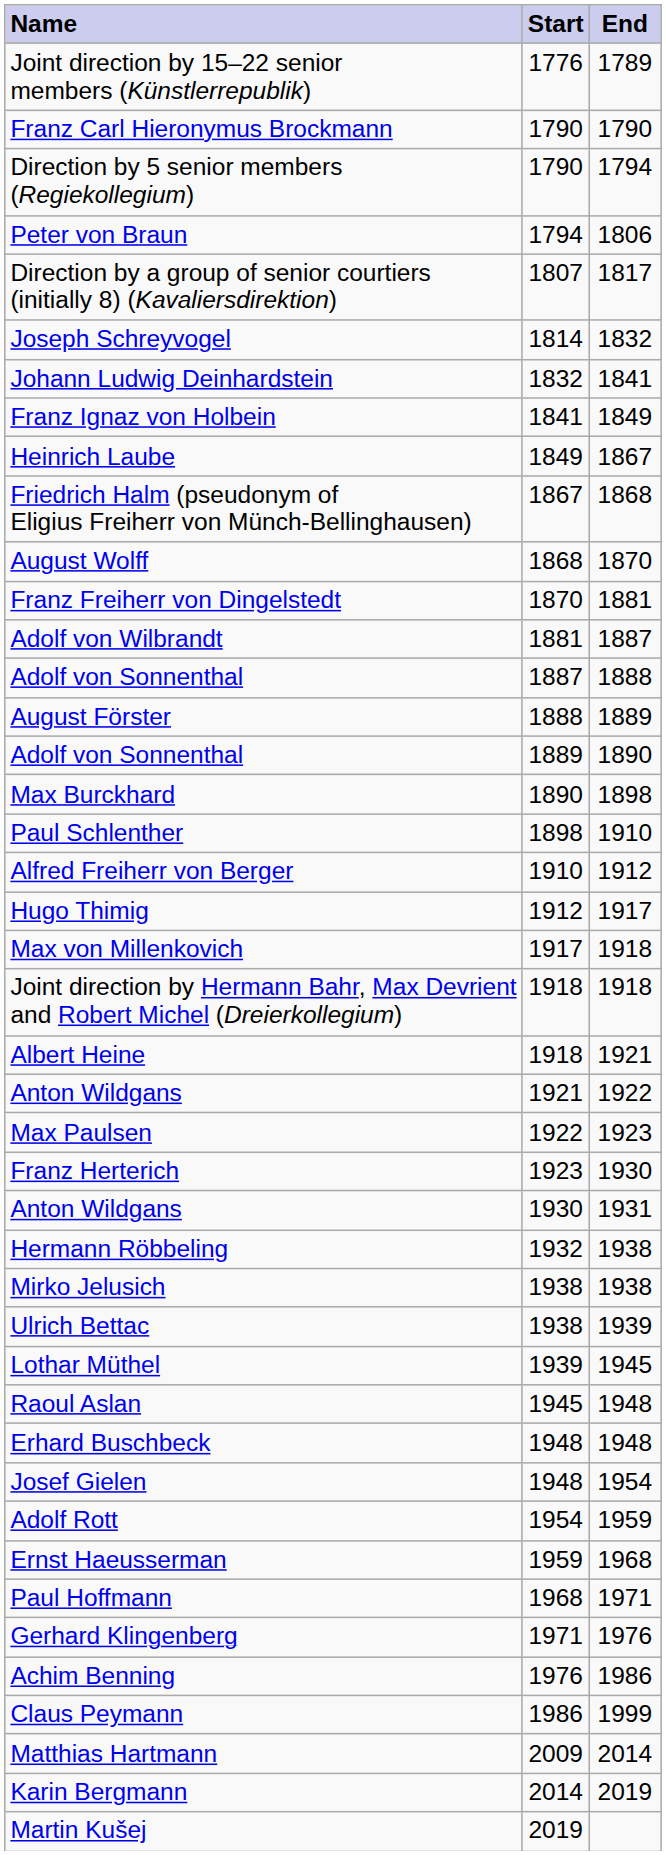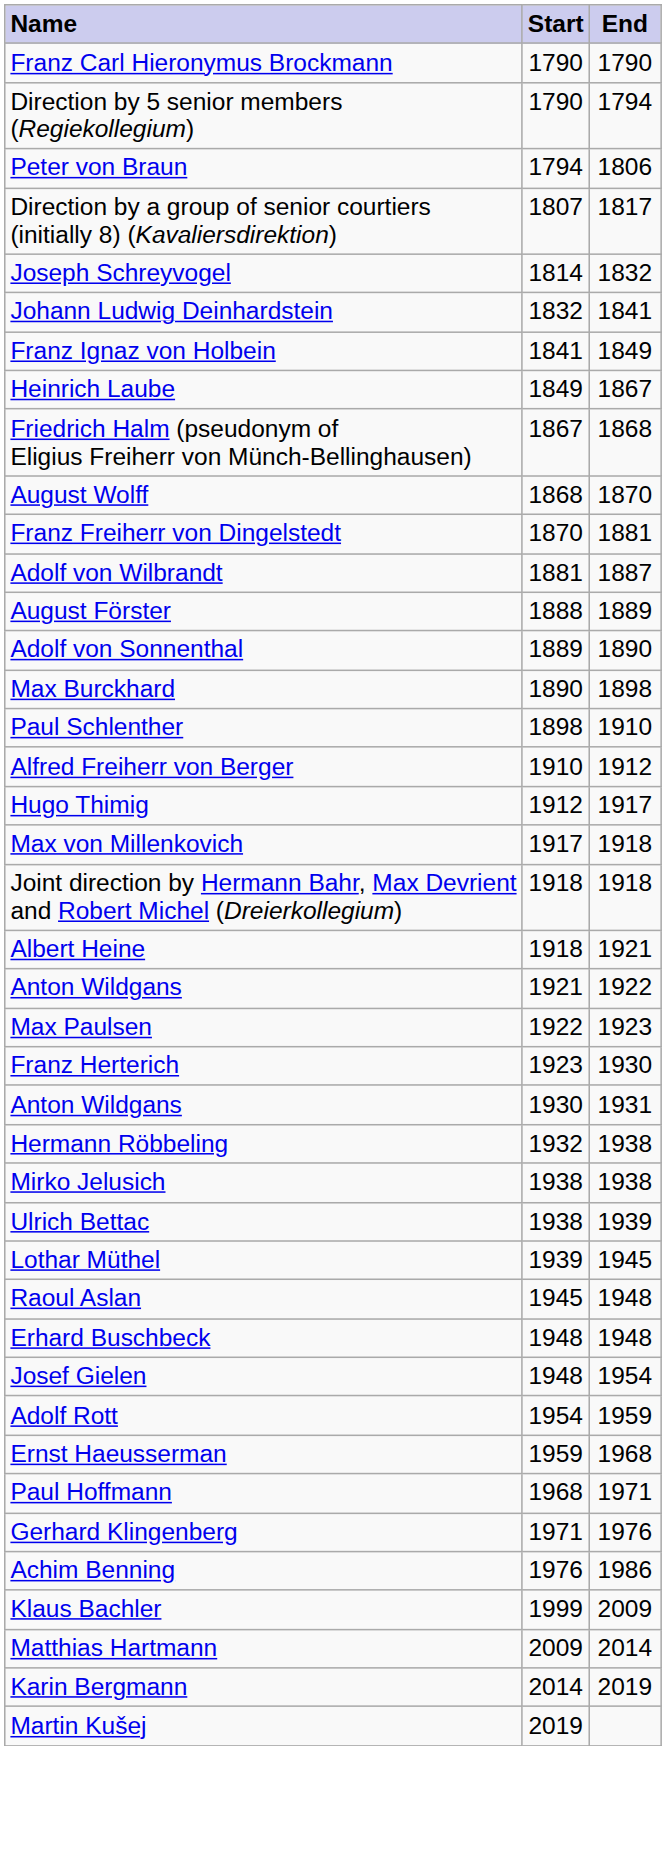- row: (176, 76)
- row: (127, 677)
- row: (97, 1714)
+ row: (86, 1609)
